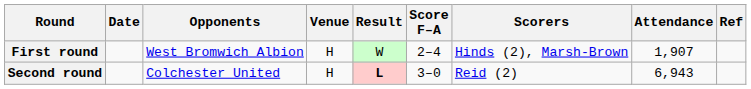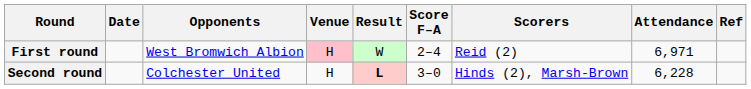(330, 52) no background -> (330, 52) pink background
(542, 52) Hinds (2), Marsh-Brown -> (486, 52) Reid (2)
(674, 52) 1,907 -> (674, 52) 6,971
(486, 73) Reid (2) -> (542, 73) Hinds (2), Marsh-Brown
(674, 73) 6,943 -> (674, 73) 6,228
